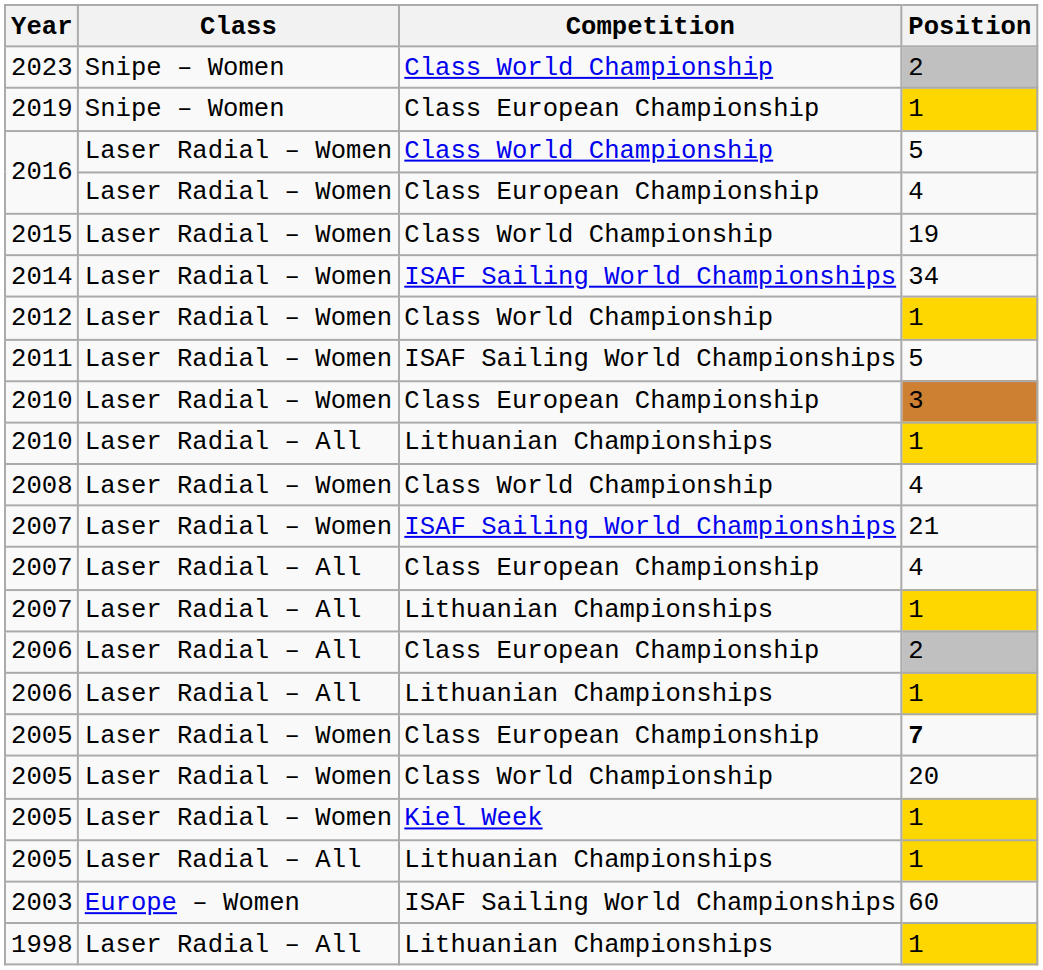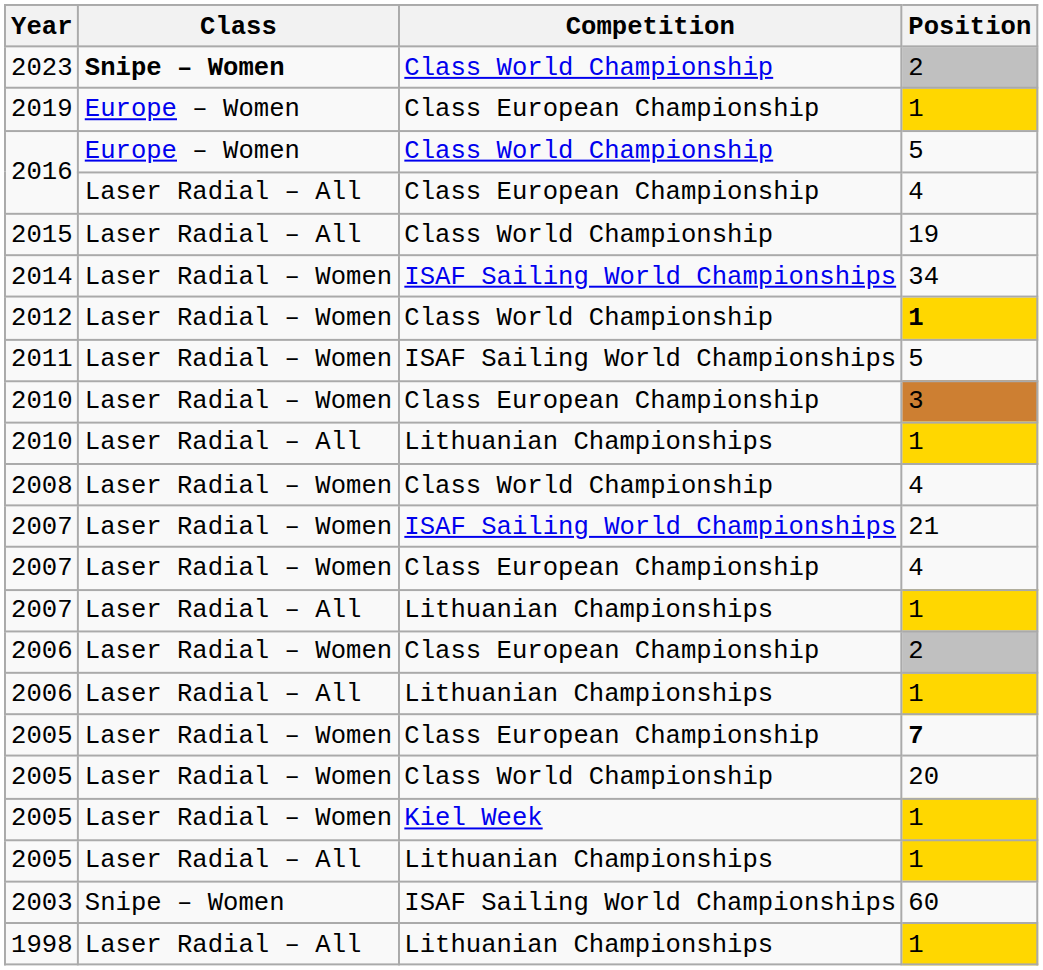(185, 68) normal -> (185, 68) bold
(185, 109) Snipe – Women -> (192, 109) Europe – Women
(238, 151) Laser Radial – Women -> (192, 151) Europe – Women
(238, 193) Laser Radial – Women -> (223, 193) Laser Radial – All
(238, 235) Laser Radial – Women -> (223, 235) Laser Radial – All
(916, 318) normal -> (916, 318) bold
(223, 568) Laser Radial – All -> (238, 568) Laser Radial – Women
(223, 652) Laser Radial – All -> (238, 652) Laser Radial – Women
(192, 902) Europe – Women -> (185, 902) Snipe – Women
